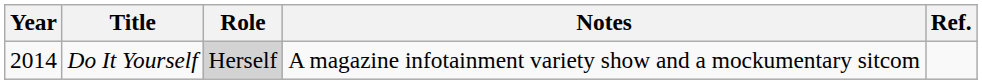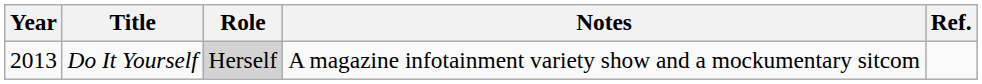(33, 60) 2014 -> (33, 60) 2013
